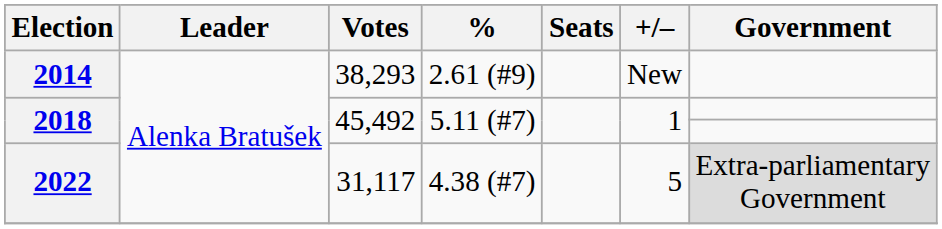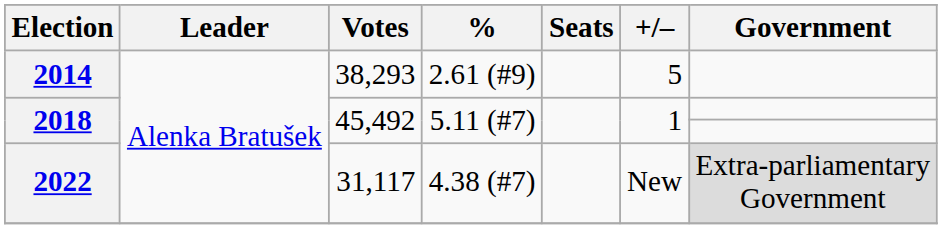(655, 73) New -> (675, 73) 5
(675, 182) 5 -> (655, 182) New
